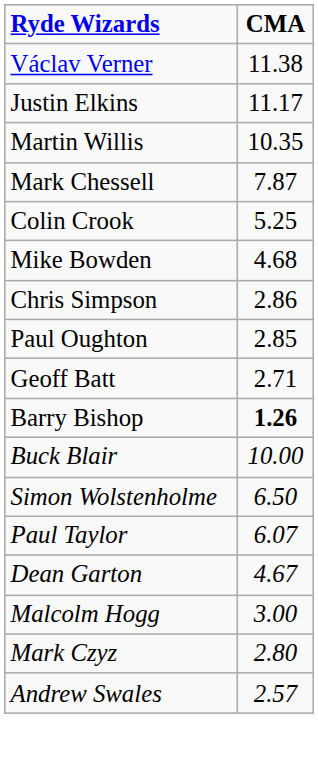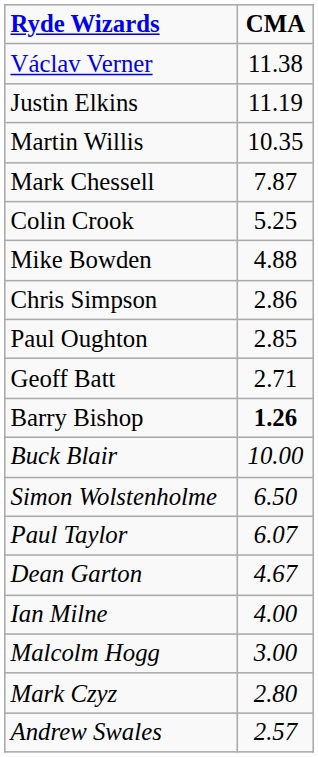(275, 102) 11.17 -> (275, 102) 11.19
(275, 260) 4.68 -> (275, 260) 4.88
+ row: (59, 614)
